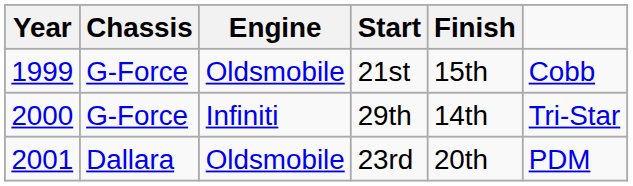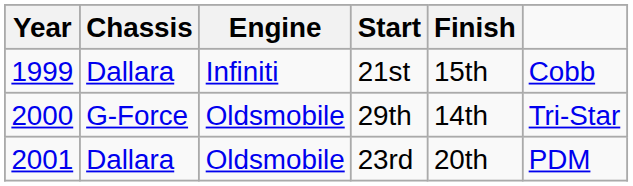(137, 71) G-Force -> (130, 71) Dallara
(275, 71) Oldsmobile -> (242, 71) Infiniti
(242, 115) Infiniti -> (275, 115) Oldsmobile
